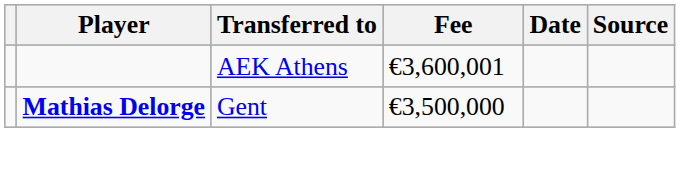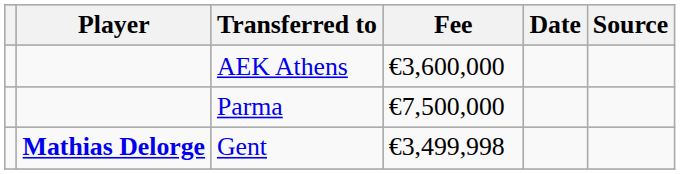(447, 65) €3,600,001 -> (447, 65) €3,600,000
+ row: (250, 106)
(447, 106) €3,500,000 -> (447, 147) €3,499,998
